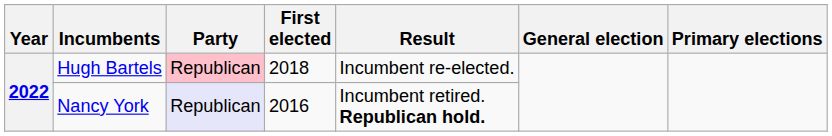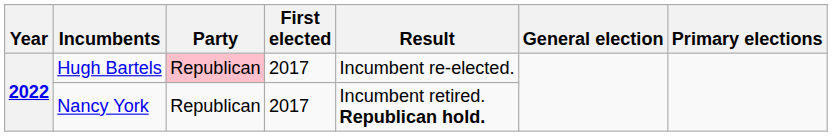(289, 67) 2018 -> (289, 67) 2017
(215, 106) lavender background -> (215, 106) no background
(289, 106) 2016 -> (289, 106) 2017
